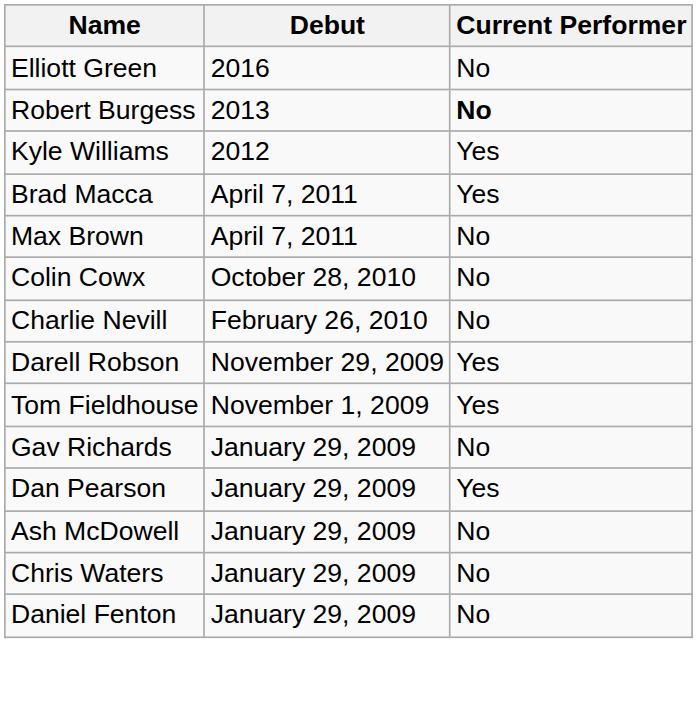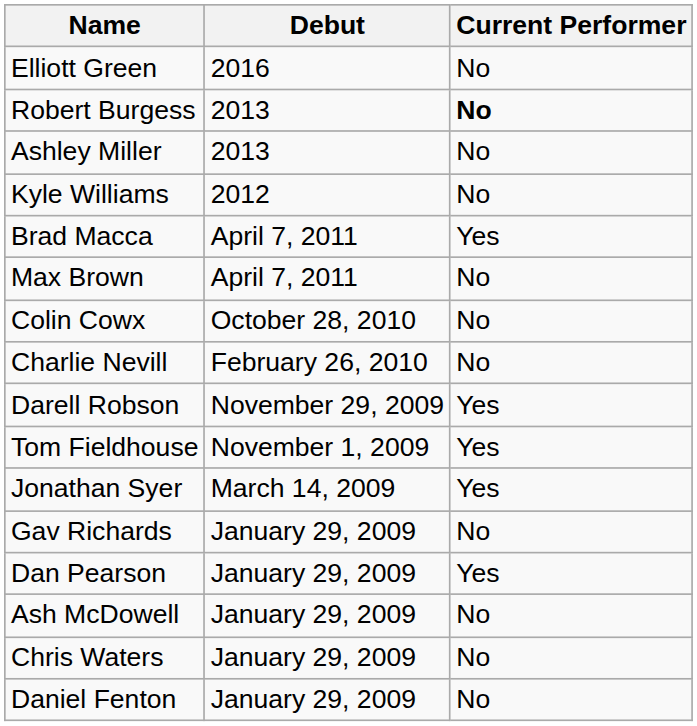+ row: (86, 151)
(478, 151) Yes -> (473, 194) No
+ row: (97, 488)
